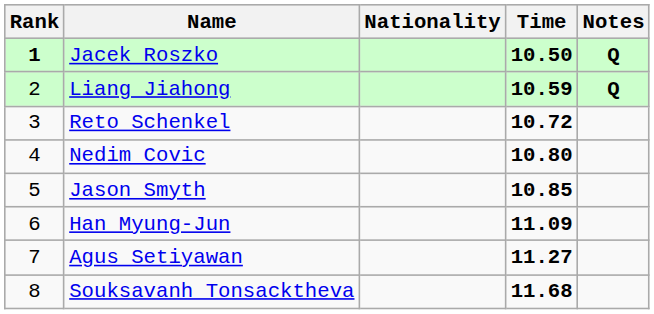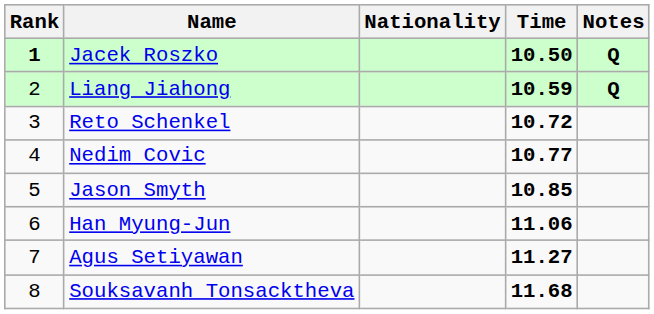(542, 156) 10.80 -> (542, 156) 10.77
(542, 224) 11.09 -> (542, 224) 11.06
